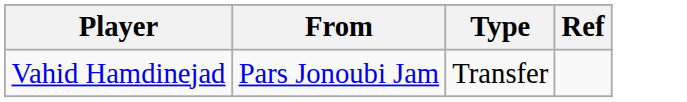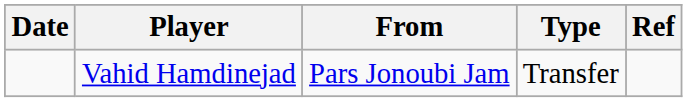+ column: (40, 27)
